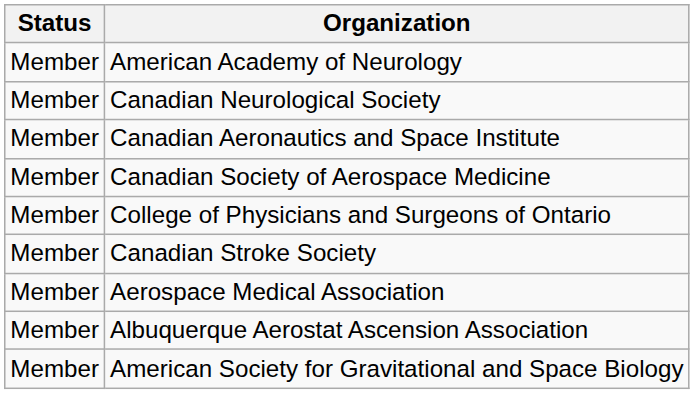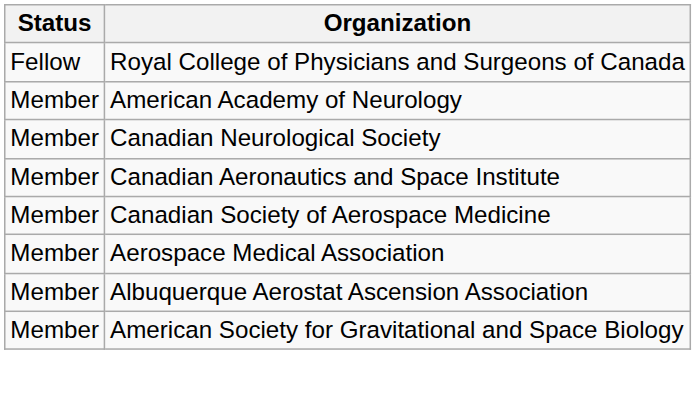+ row: (397, 61)
- row: (361, 215)
- row: (243, 253)
